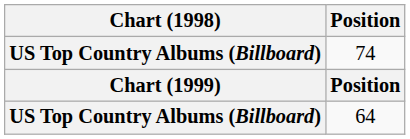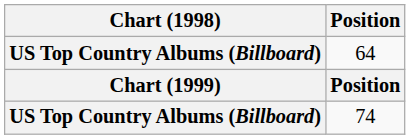rows swapped: (365, 117) <-> (365, 52)
